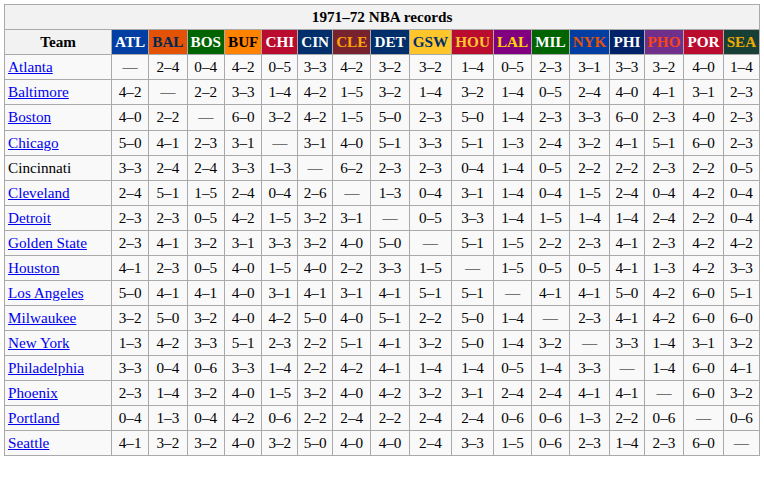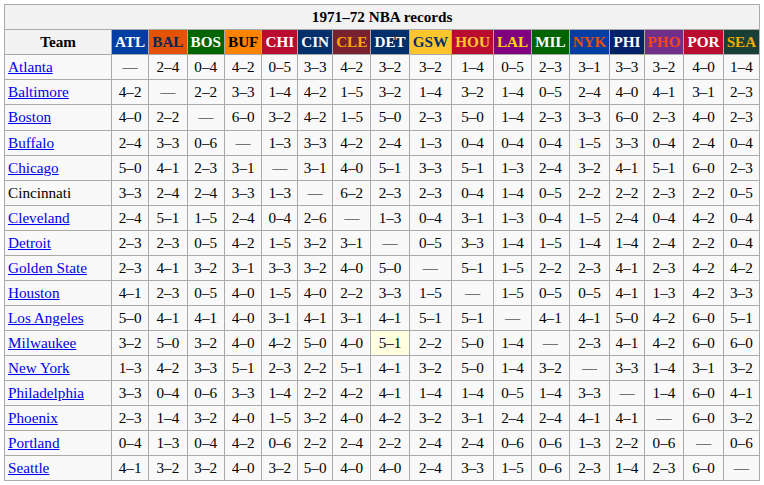+ row: (31, 142)
(513, 192) 1–4 -> (513, 217) 1–3
(390, 317) no background -> (390, 343) lightyellow background
